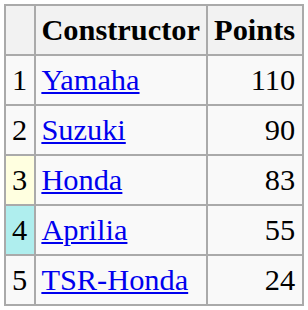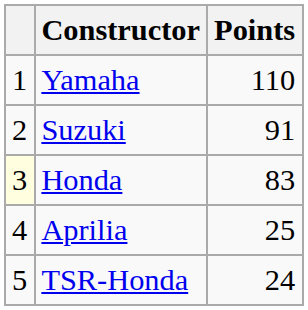(280, 130) 90 -> (280, 130) 91
(20, 230) paleturquoise background -> (20, 230) no background
(280, 230) 55 -> (280, 230) 25
